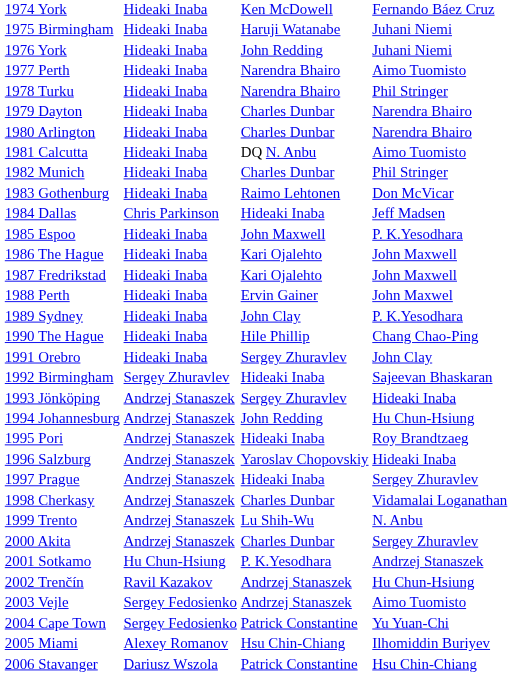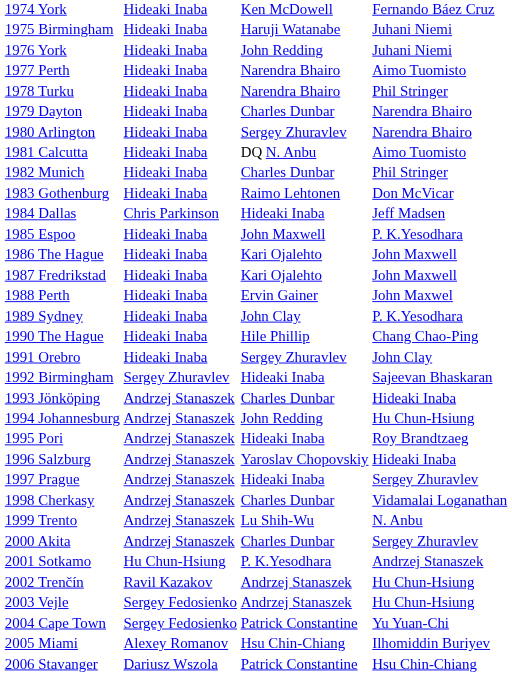(288, 131) Charles Dunbar -> (294, 131) Sergey Zhuravlev
(294, 397) Sergey Zhuravlev -> (288, 397) Charles Dunbar
(419, 602) Aimo Tuomisto -> (423, 602) Hu Chun-Hsiung
